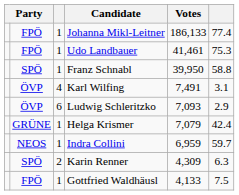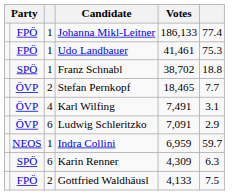(188, 69) 39,950 -> (179, 69) 38,702
(222, 69) 58.8 -> (212, 69) 18.8
+ row: (94, 88)
(188, 106) 7,093 -> (179, 125) 7,091
- row: (100, 125)
(59, 162) 2 -> (50, 162) 6
(59, 180) 1 -> (50, 180) 2
